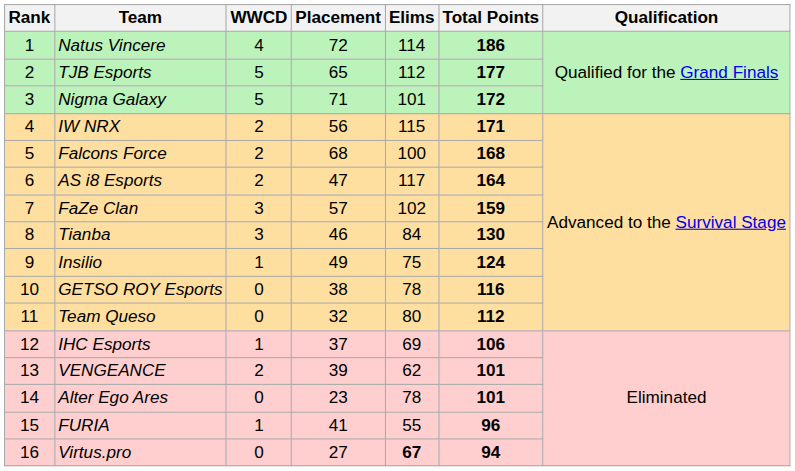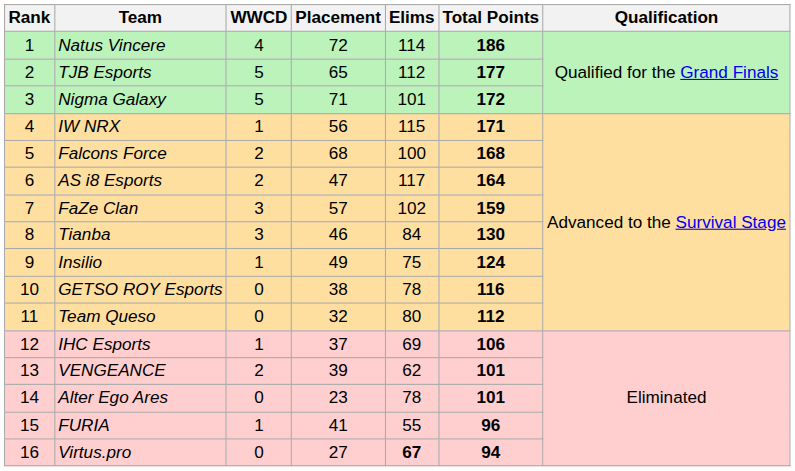(259, 126) 2 -> (259, 126) 1
